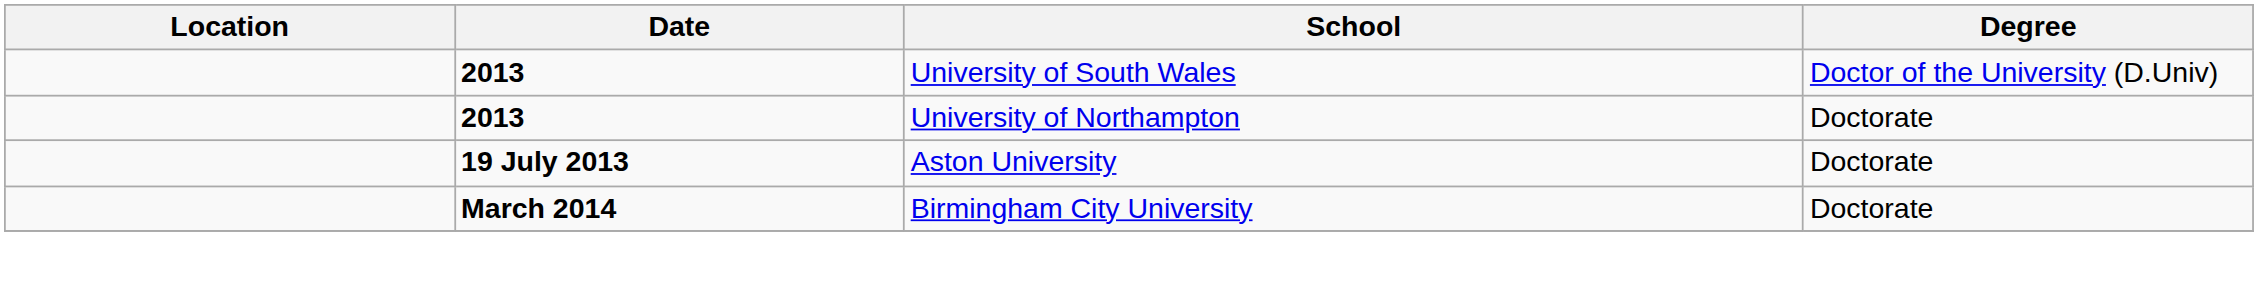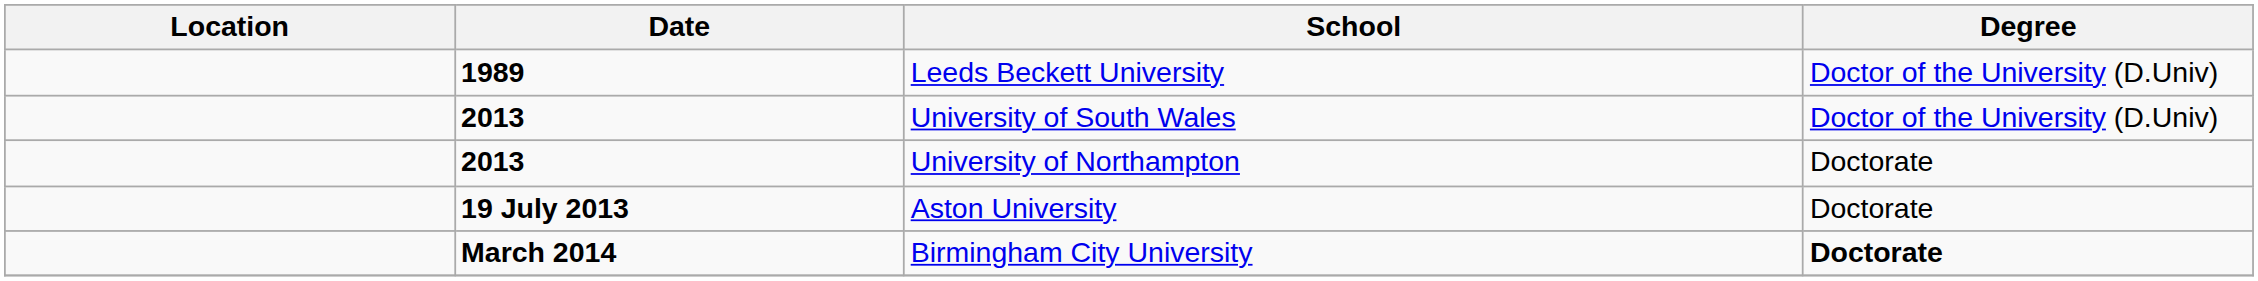+ row: (1067, 72)
(1872, 207) normal -> (1876, 252) bold
